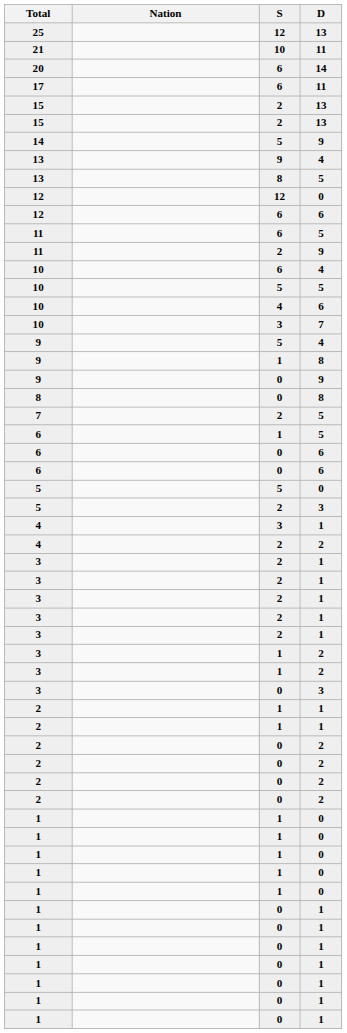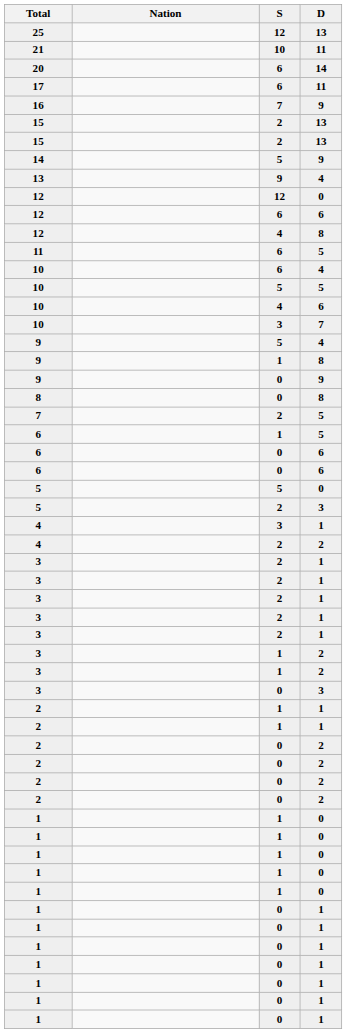+ row: (38, 105)
- row: (38, 178)
+ row: (38, 233)
- row: (38, 251)
